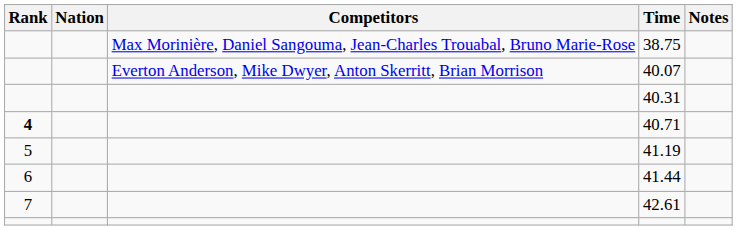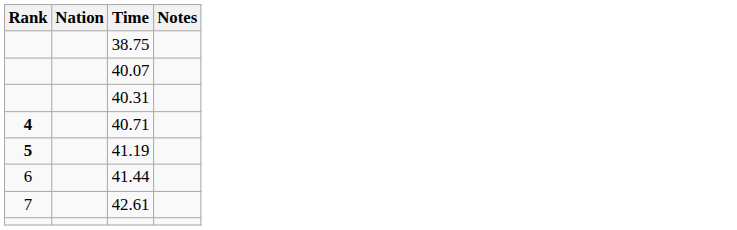- column: (373, 17)
(28, 151) normal -> (28, 151) bold
